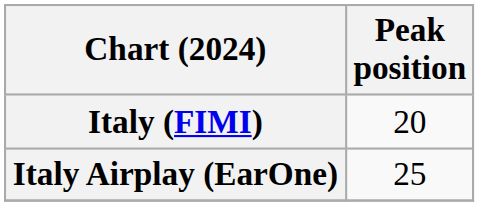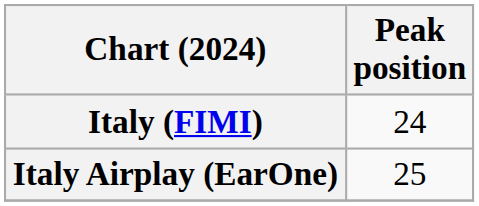(410, 121) 20 -> (410, 121) 24
